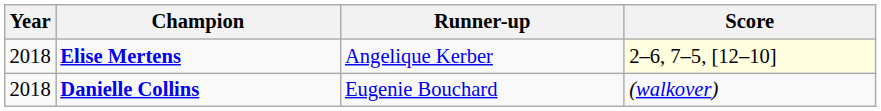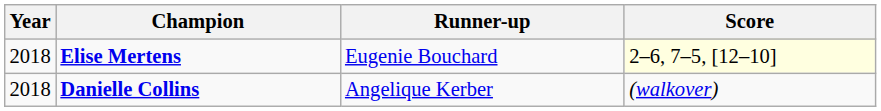(419, 55) Angelique Kerber -> (421, 55) Eugenie Bouchard
(421, 89) Eugenie Bouchard -> (419, 89) Angelique Kerber
